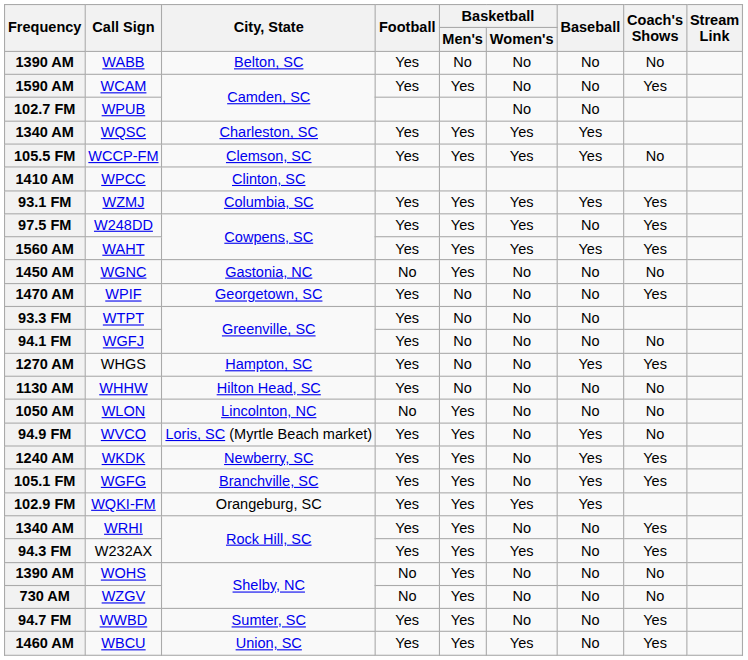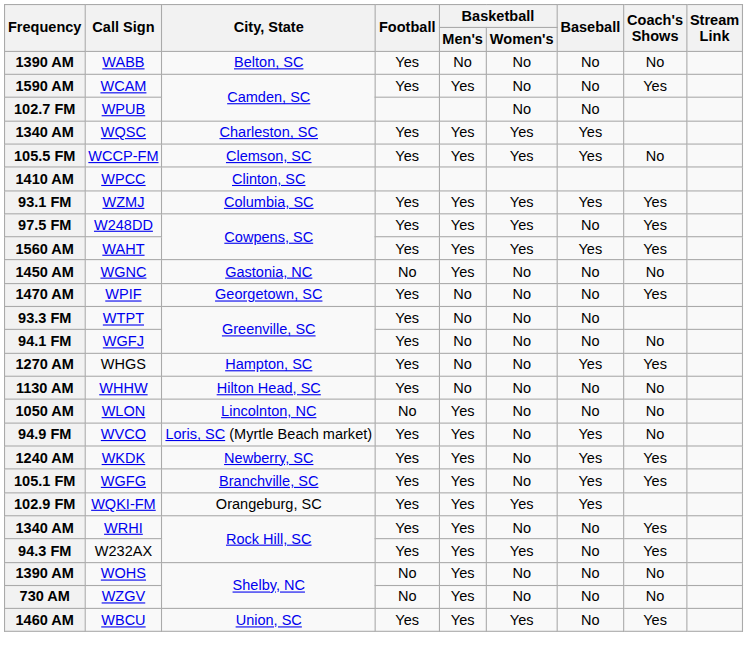- row: (45, 620)
